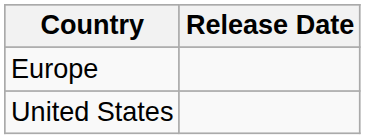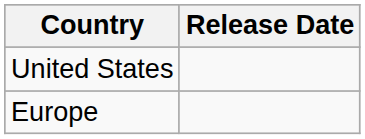rows swapped: (55, 68) <-> (92, 111)
